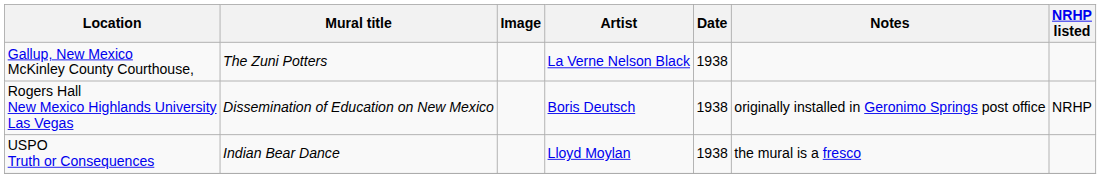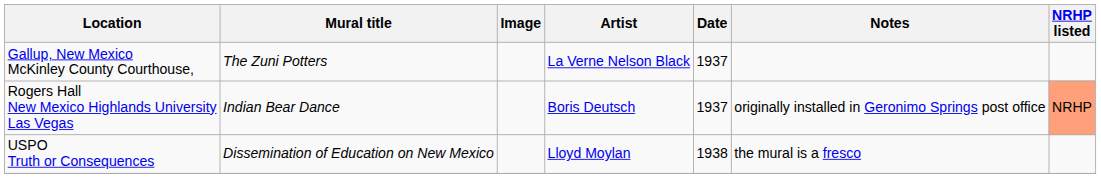(712, 61) 1938 -> (712, 61) 1937
(358, 107) Dissemination of Education on New Mexico -> (281, 107) Indian Bear Dance
(712, 107) 1938 -> (712, 107) 1937
(1072, 107) no background -> (1072, 107) lightsalmon background
(281, 153) Indian Bear Dance -> (358, 153) Dissemination of Education on New Mexico
